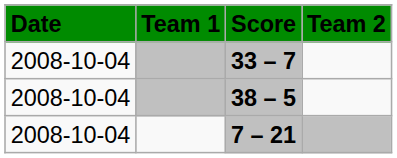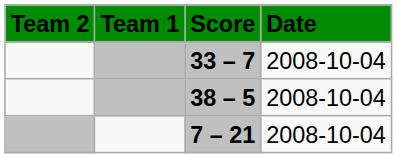columns swapped: (36, 23) <-> (346, 23)
